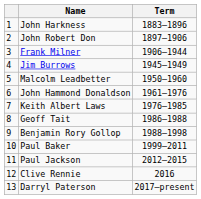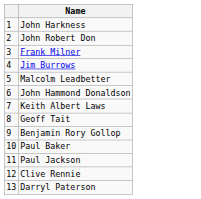- column: (164, 11)
